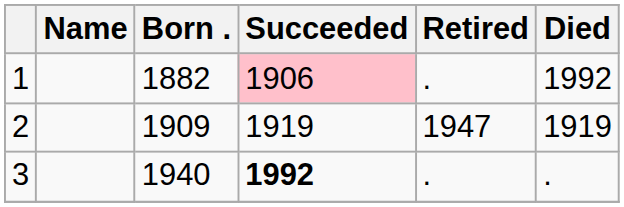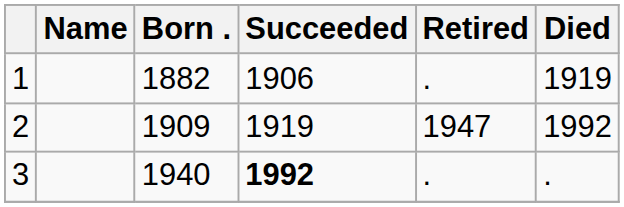(280, 77) pink background -> (280, 77) no background
(578, 77) 1992 -> (578, 77) 1919
(578, 126) 1919 -> (578, 126) 1992
